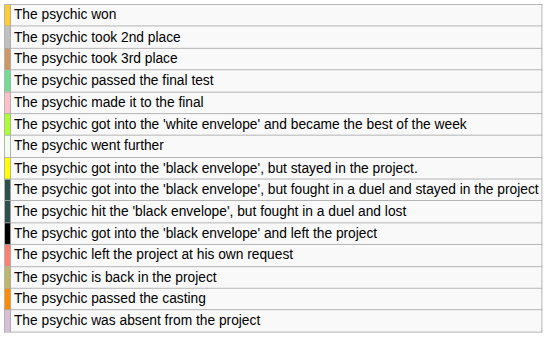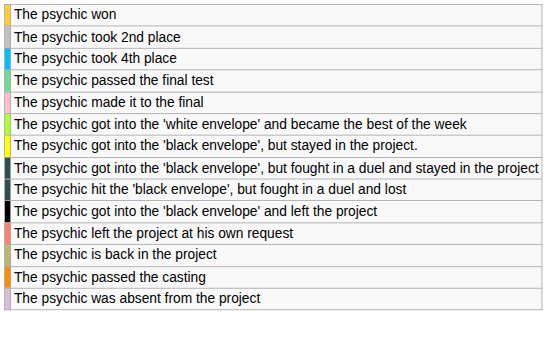- row: (96, 59)
+ row: (95, 59)
- row: (89, 146)
